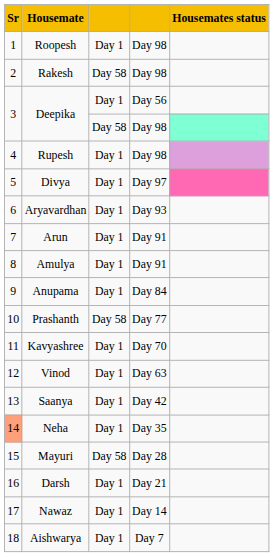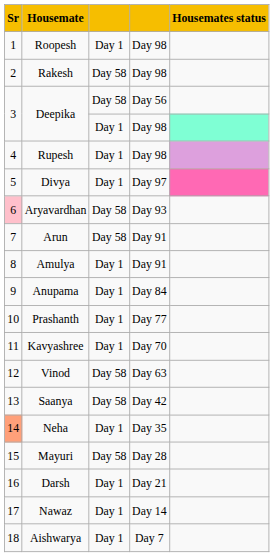(109, 100) Day 1 -> (109, 100) Day 58
(109, 127) Day 58 -> (109, 127) Day 1
(13, 209) no background -> (13, 209) pink background
(109, 209) Day 1 -> (109, 209) Day 58
(109, 237) Day 1 -> (109, 237) Day 58
(109, 319) Day 58 -> (109, 319) Day 1
(109, 373) Day 1 -> (109, 373) Day 58
(109, 401) Day 1 -> (109, 401) Day 58
